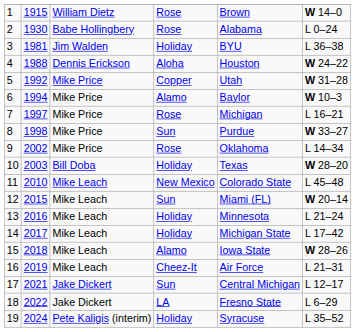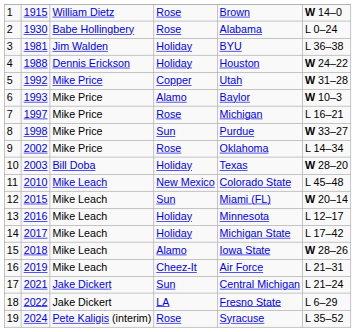(170, 64) Aloha -> (174, 64) Holiday
(36, 98) 1994 -> (36, 98) 1993
(324, 217) L 21–24 -> (324, 217) L 12–17
(324, 285) L 12–17 -> (324, 285) L 21–24
(174, 319) Holiday -> (169, 319) Rose
